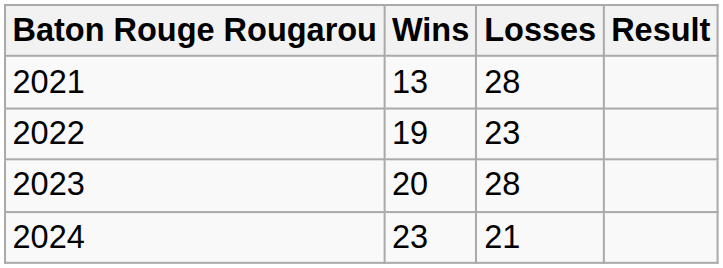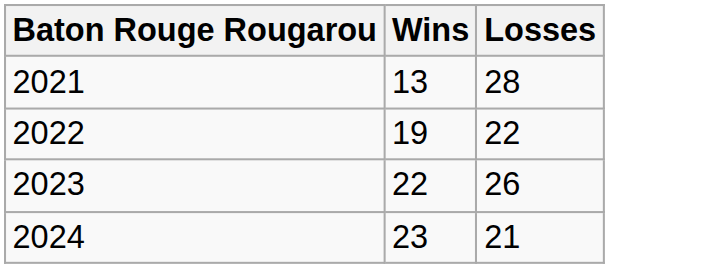- column: (661, 30)
(502, 133) 23 -> (502, 133) 22
(410, 184) 20 -> (410, 184) 22
(502, 184) 28 -> (502, 184) 26
